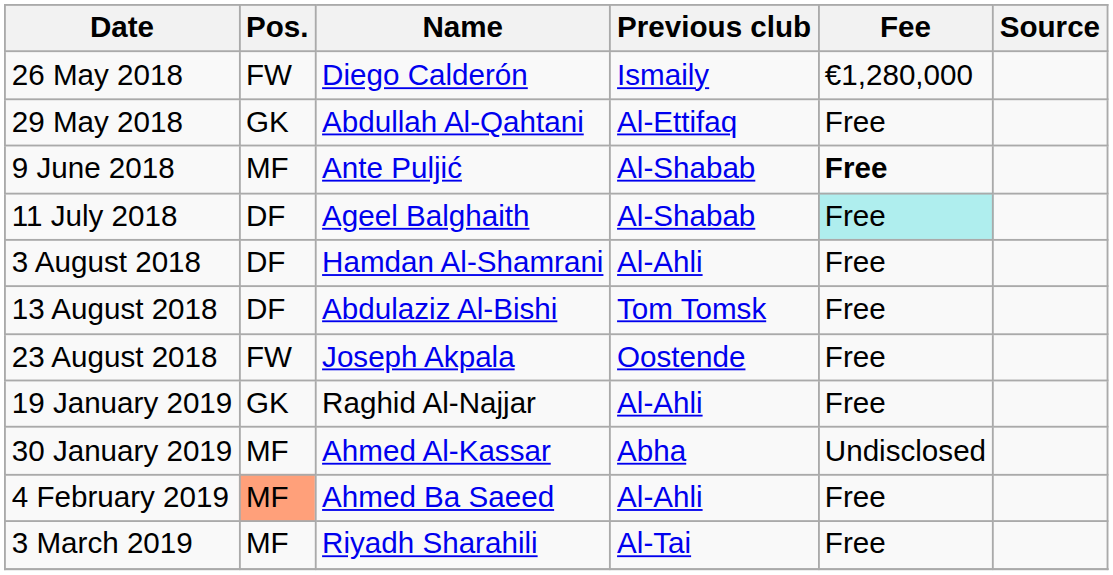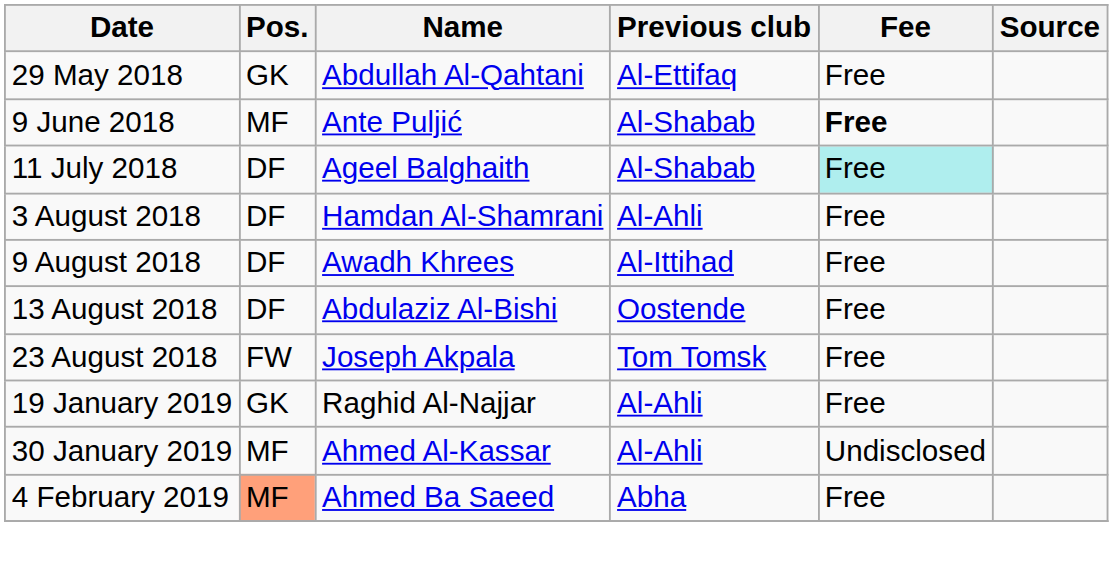- row: (97, 74)
+ row: (106, 262)
(692, 309) Tom Tomsk -> (681, 309) Oostende
(681, 356) Oostende -> (692, 356) Tom Tomsk
(652, 450) Abha -> (660, 450) Al-Ahli
(660, 497) Al-Ahli -> (652, 497) Abha
- row: (102, 544)
